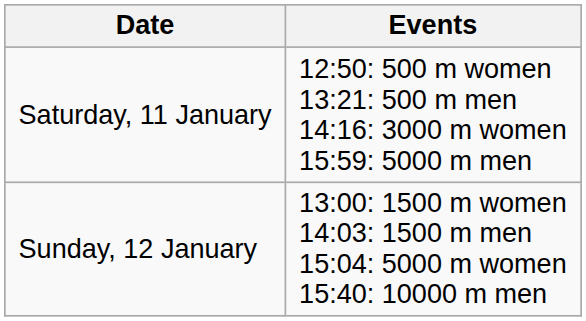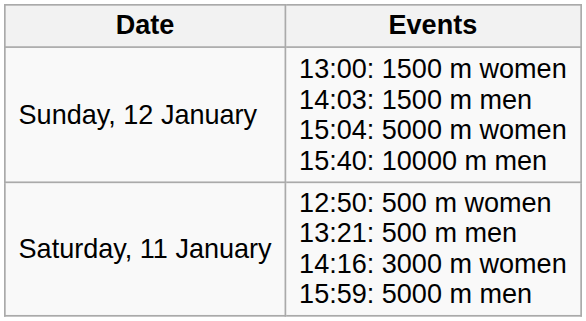rows swapped: (145, 114) <-> (138, 248)
